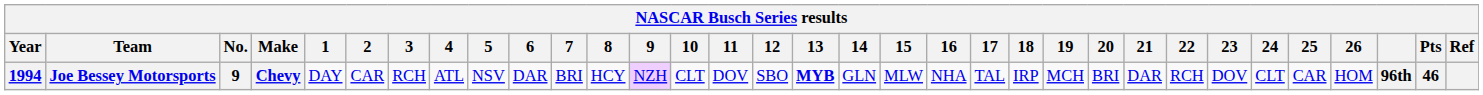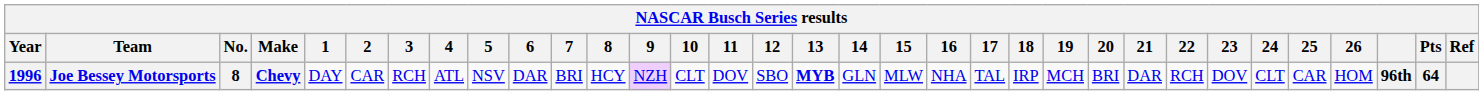(25, 75) 1994 -> (25, 75) 1996
(236, 75) 9 -> (236, 75) 8
(1431, 75) 46 -> (1431, 75) 64
